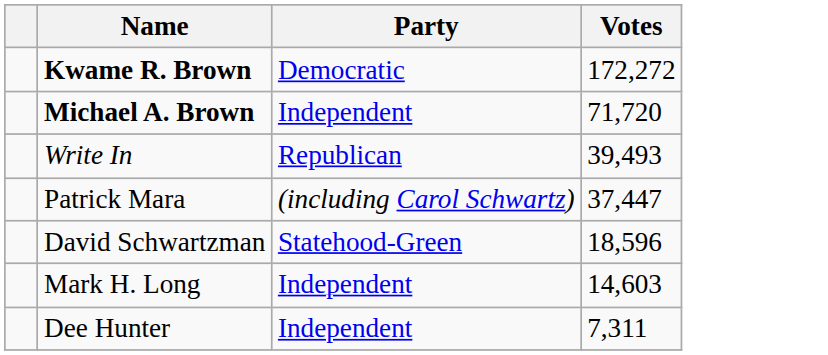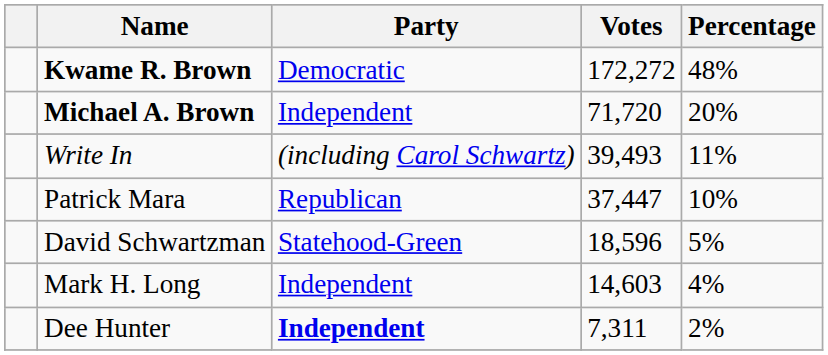+ column: (752, 26)
(340, 155) Republican -> (426, 155) (including Carol Schwartz)
(426, 198) (including Carol Schwartz) -> (340, 198) Republican
(345, 328) normal -> (351, 328) bold
